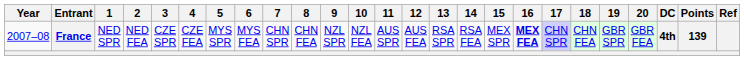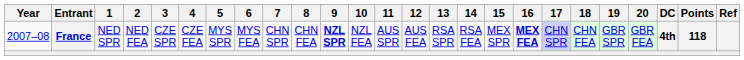(334, 36) normal -> (334, 36) bold
(697, 36) 139 -> (697, 36) 118
